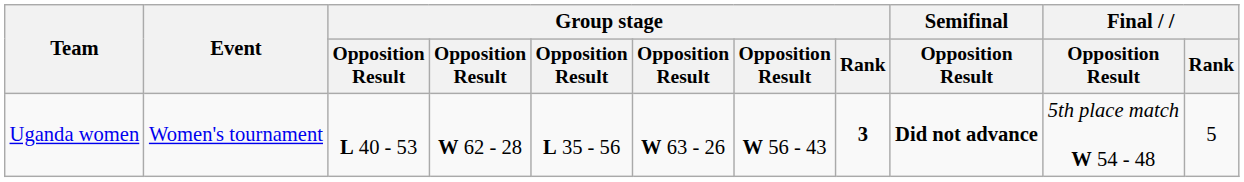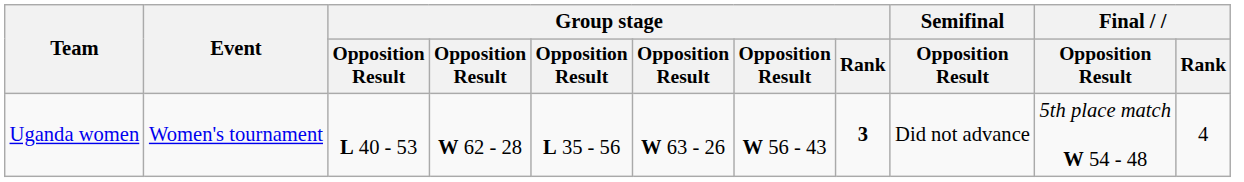(967, 135) bold -> (962, 135) normal
(1211, 135) 5 -> (1203, 135) 4
